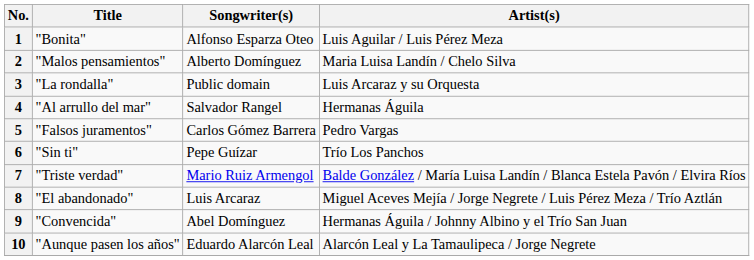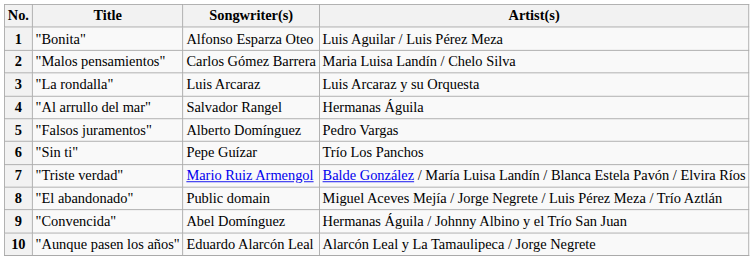(244, 61) Alberto Domínguez -> (251, 61) Carlos Gómez Barrera
(228, 84) Public domain -> (223, 84) Luis Arcaraz
(251, 130) Carlos Gómez Barrera -> (244, 130) Alberto Domínguez
(223, 198) Luis Arcaraz -> (228, 198) Public domain
